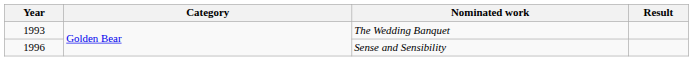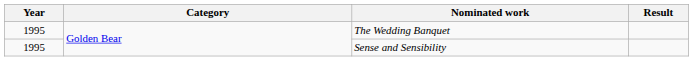(34, 30) 1993 -> (34, 30) 1995
(34, 47) 1996 -> (34, 47) 1995
